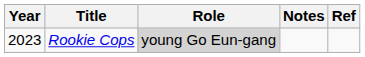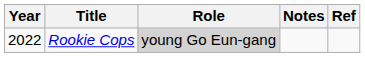(25, 40) 2023 -> (25, 40) 2022
